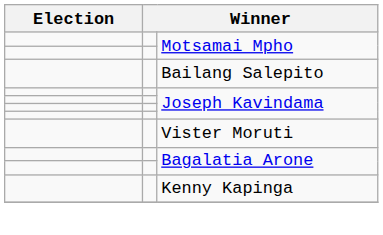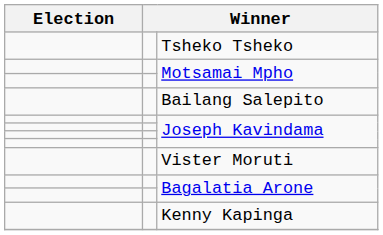+ row: (74, 46)
